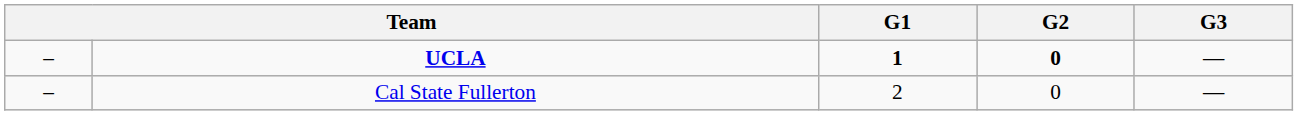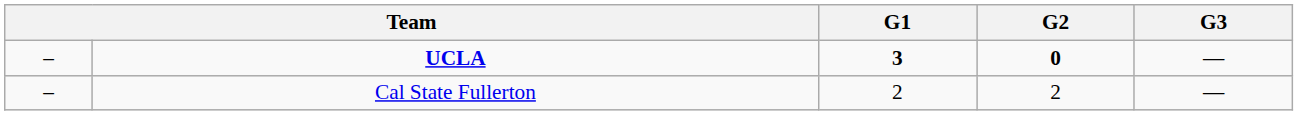(897, 57) 1 -> (897, 57) 3
(1056, 92) 0 -> (1056, 92) 2
